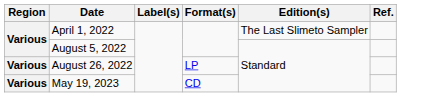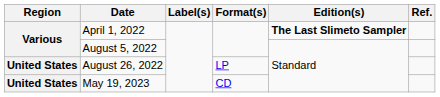(304, 30) normal -> (339, 30) bold
(27, 65) Various -> (42, 65) United States
(27, 83) Various -> (42, 83) United States
